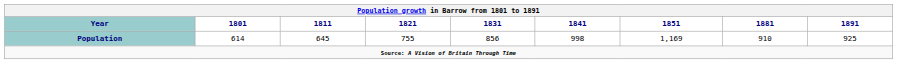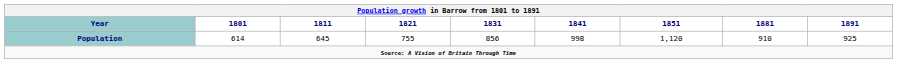(671, 38) 1,169 -> (671, 38) 1,120
